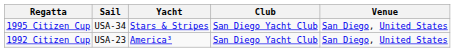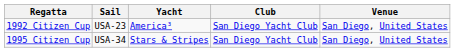rows swapped: (48, 40) <-> (48, 26)
